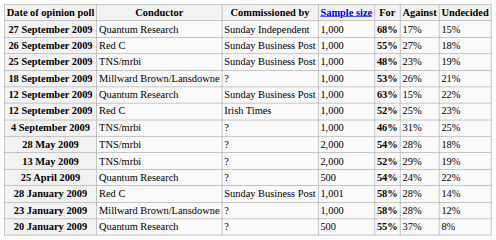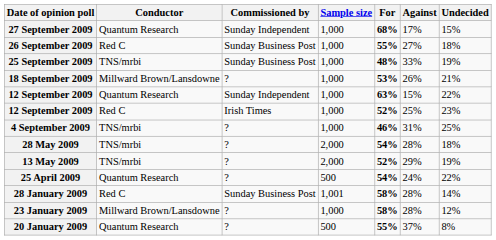(412, 62) 23% -> (412, 62) 33%
(270, 95) Sunday Business Post -> (267, 95) Sunday Independent
